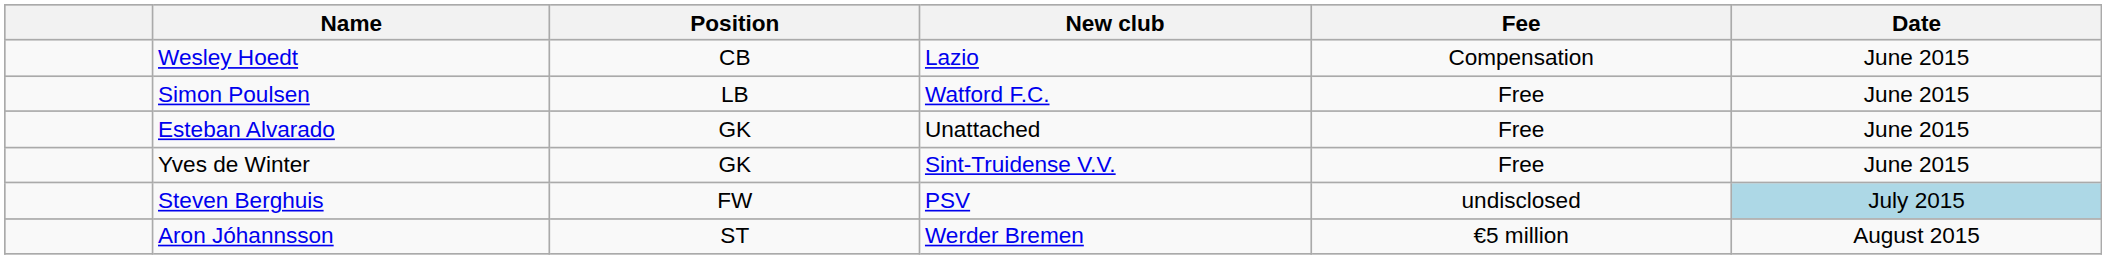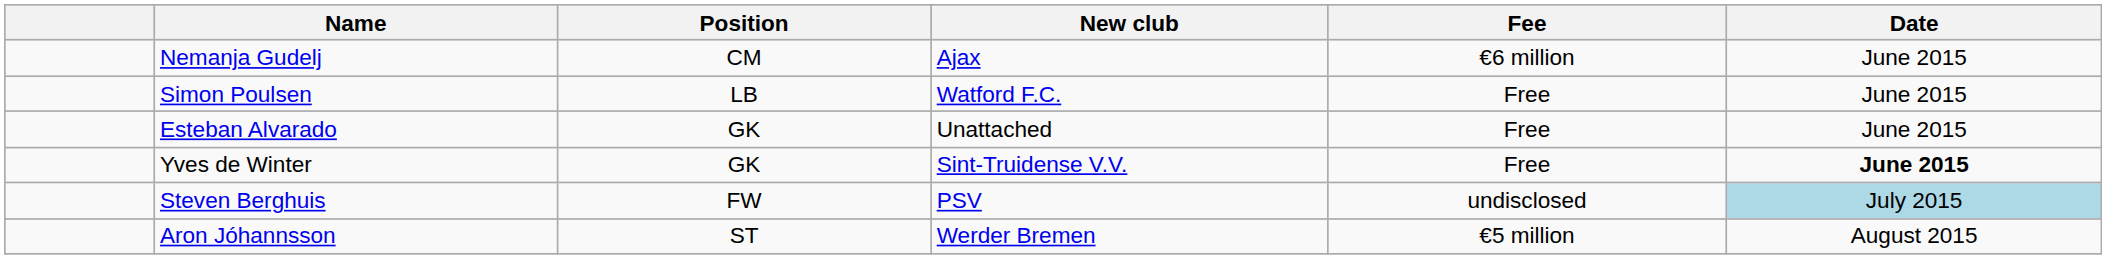+ row: (241, 58)
- row: (228, 58)
(1917, 165) normal -> (1914, 165) bold
